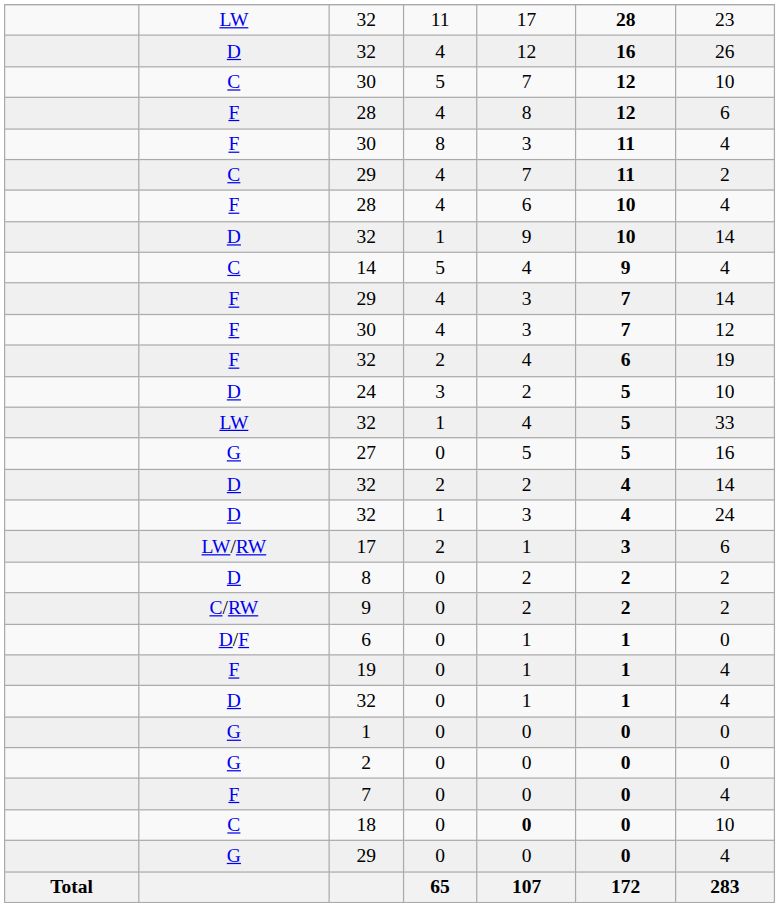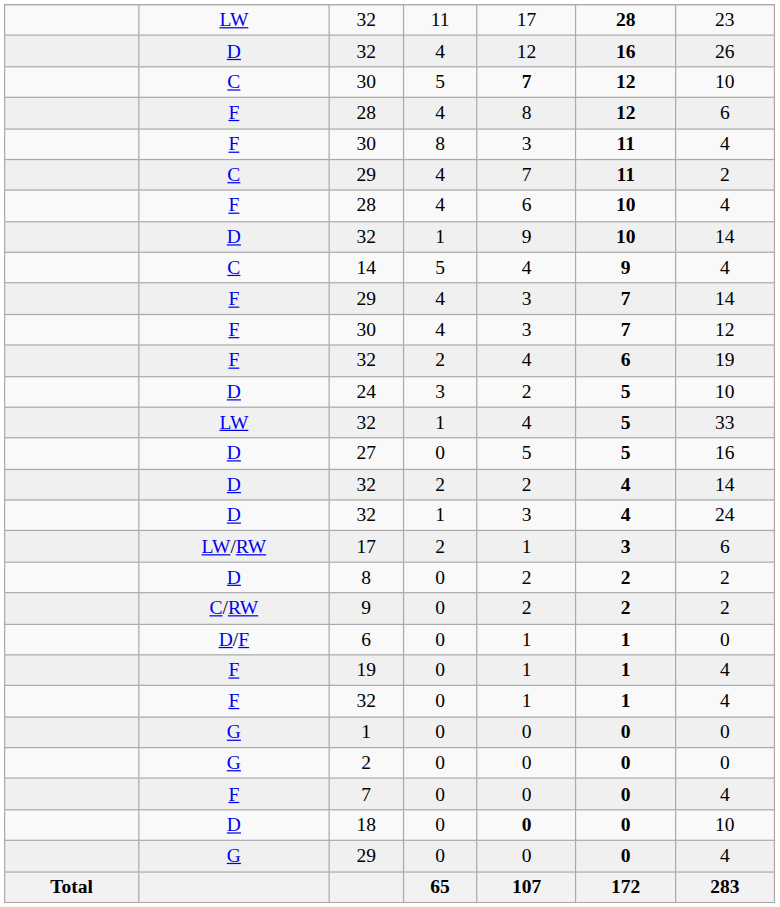(527, 81) normal -> (527, 81) bold
(234, 453) G -> (234, 453) D
(234, 701) D -> (234, 701) F
(234, 824) C -> (234, 824) D
